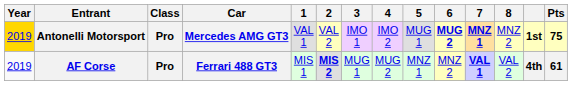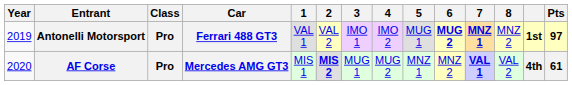(19, 36) gold background -> (19, 36) no background
(237, 36) Mercedes AMG GT3 -> (237, 36) Ferrari 488 GT3
(556, 36) 75 -> (556, 36) 97
(19, 66) 2019 -> (19, 66) 2020
(237, 66) Ferrari 488 GT3 -> (237, 66) Mercedes AMG GT3
